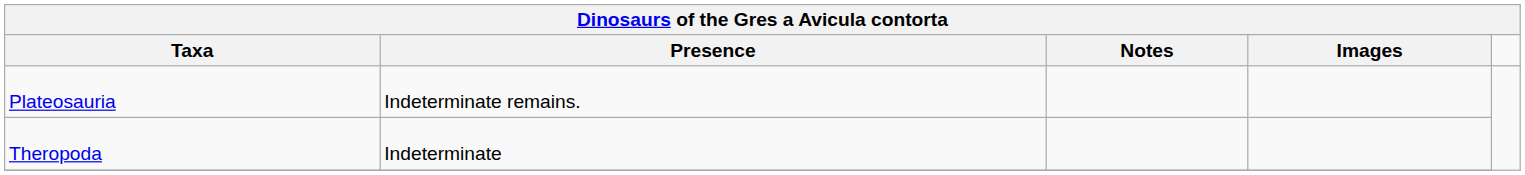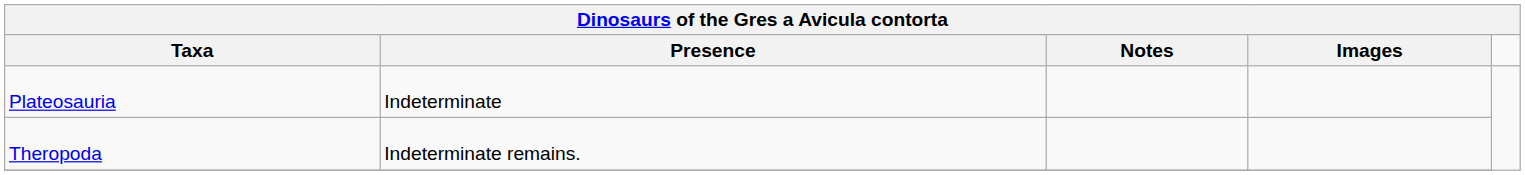(482, 102) Indeterminate remains. -> (443, 102) Indeterminate
(443, 154) Indeterminate -> (482, 154) Indeterminate remains.
